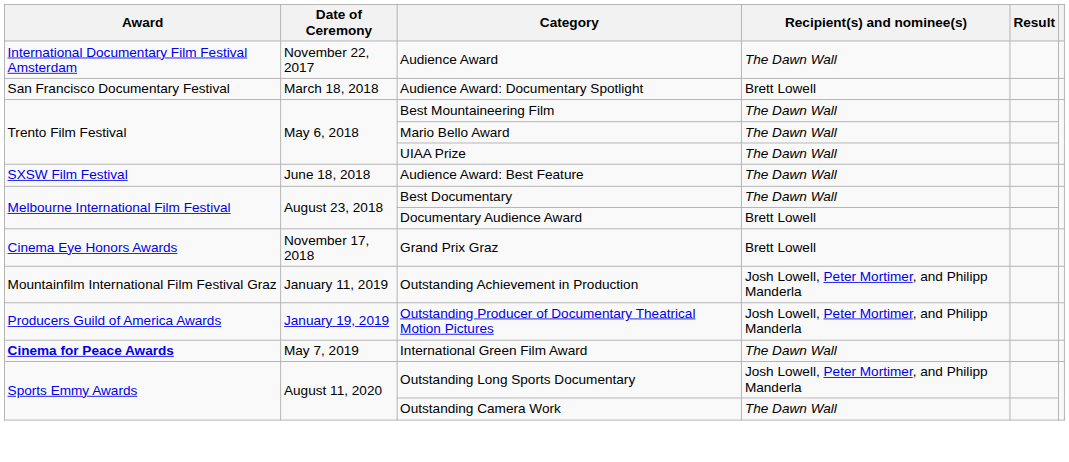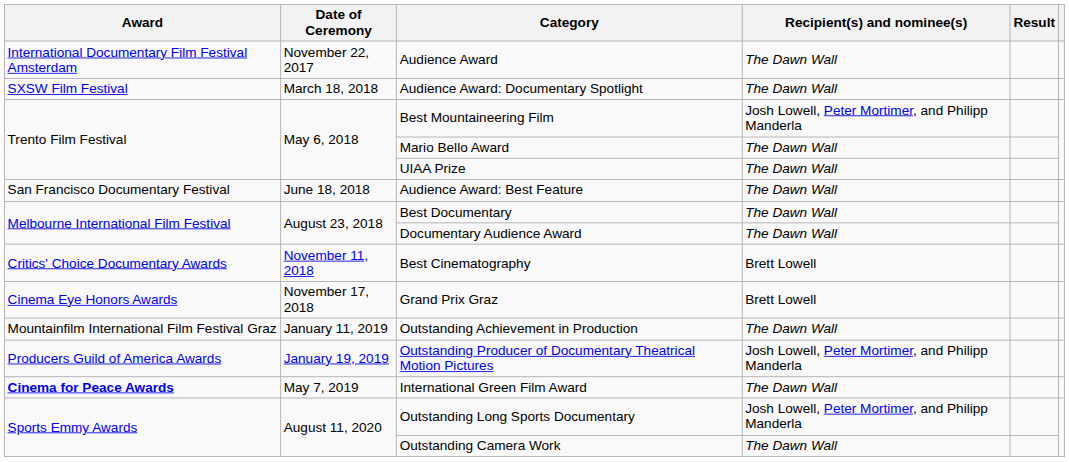(119, 89) San Francisco Documentary Festival -> (68, 89) SXSW Film Festival
(780, 89) Brett Lowell -> (791, 89) The Dawn Wall
(791, 110) The Dawn Wall -> (867, 118) Josh Lowell, Peter Mortimer, and Philipp Manderla
(68, 175) SXSW Film Festival -> (119, 190) San Francisco Documentary Festival
(780, 218) Brett Lowell -> (791, 233) The Dawn Wall
+ row: (465, 262)
(866, 284) Josh Lowell, Peter Mortimer, and Philipp Manderla -> (791, 329) The Dawn Wall
